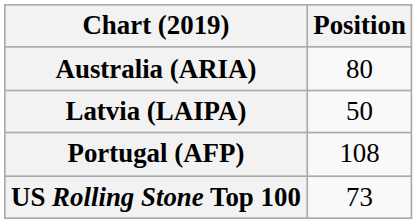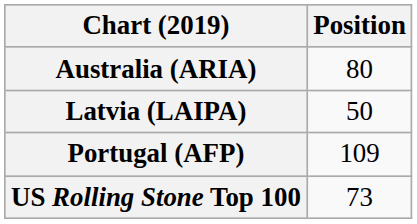(360, 153) 108 -> (360, 153) 109
